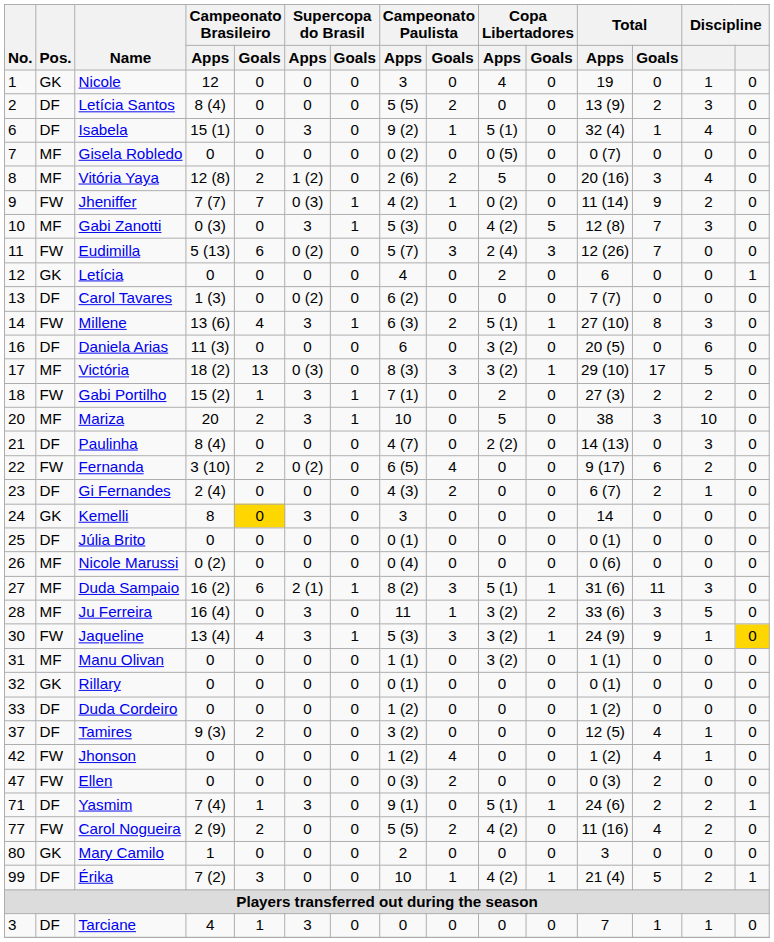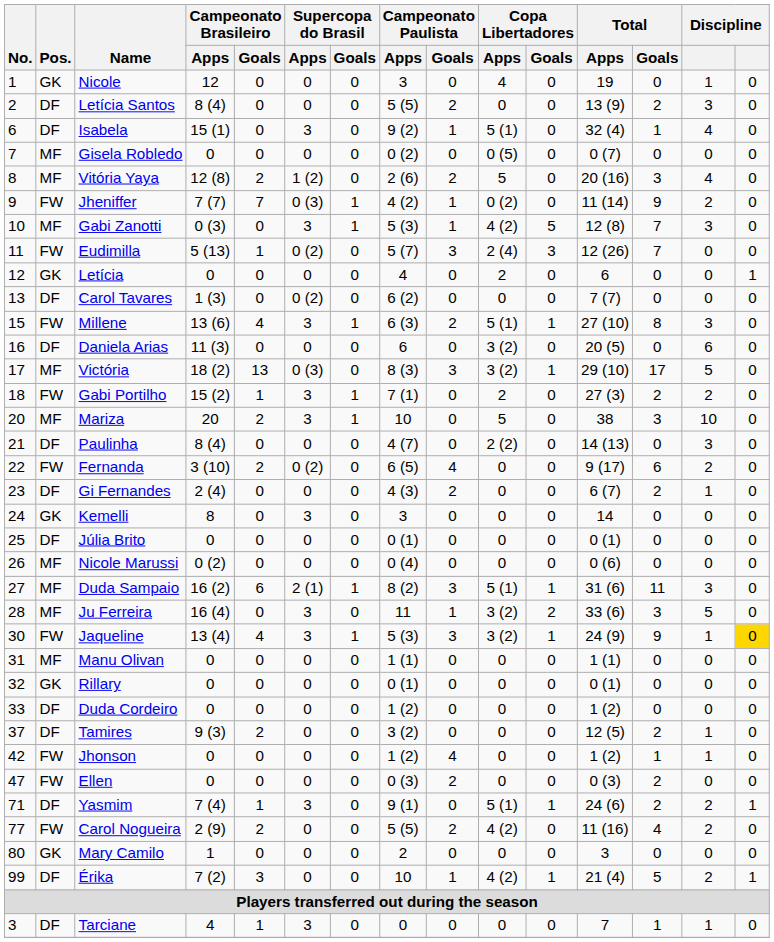(453, 226) 0 -> (453, 226) 1
(260, 250) 6 -> (260, 250) 1
(16, 322) 14 -> (16, 322) 15
(260, 515) gold background -> (260, 515) no background
(502, 660) 3 (2) -> (502, 660) 0
(657, 732) 4 -> (657, 732) 2
(657, 756) 4 -> (657, 756) 1
